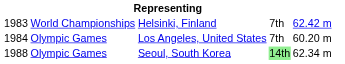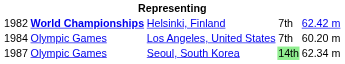(16, 23) 1983 -> (16, 23) 1982
(83, 23) normal -> (87, 23) bold
(16, 53) 1988 -> (16, 53) 1987
